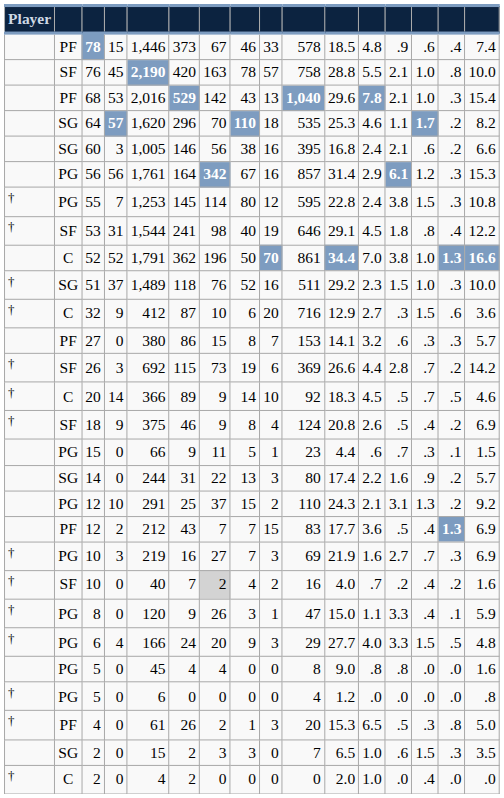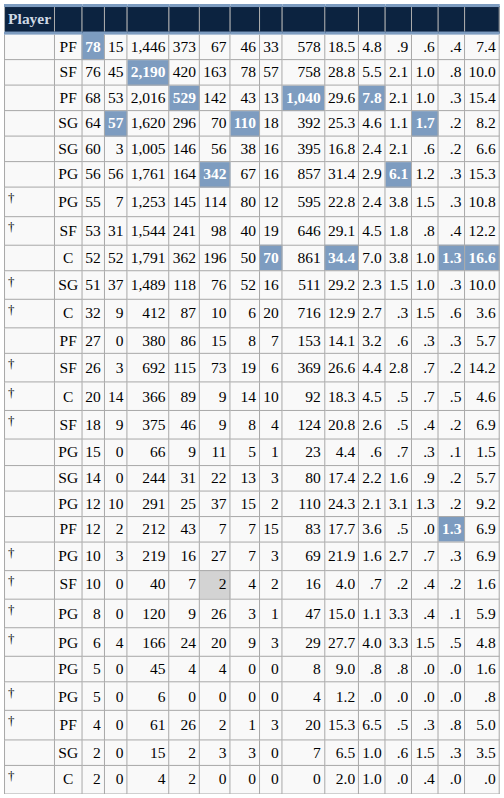(309, 123) 535 -> (309, 123) 392
(429, 529) .4 -> (429, 529) .0
